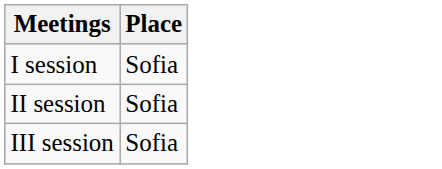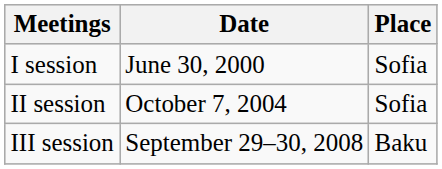+ column: (244, 24)
(152, 143) Sofia -> (401, 143) Baku
